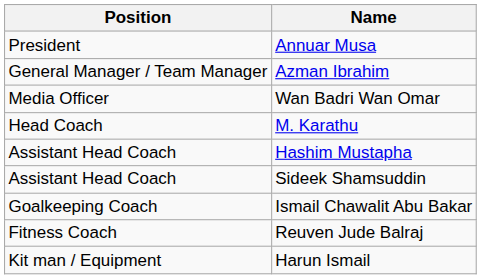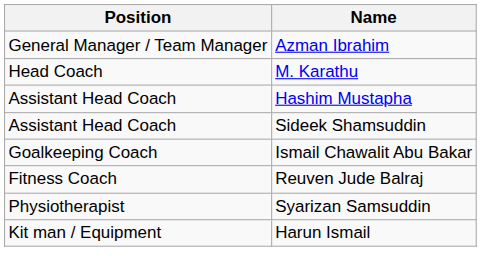- row: (326, 44)
- row: (358, 98)
+ row: (353, 206)
